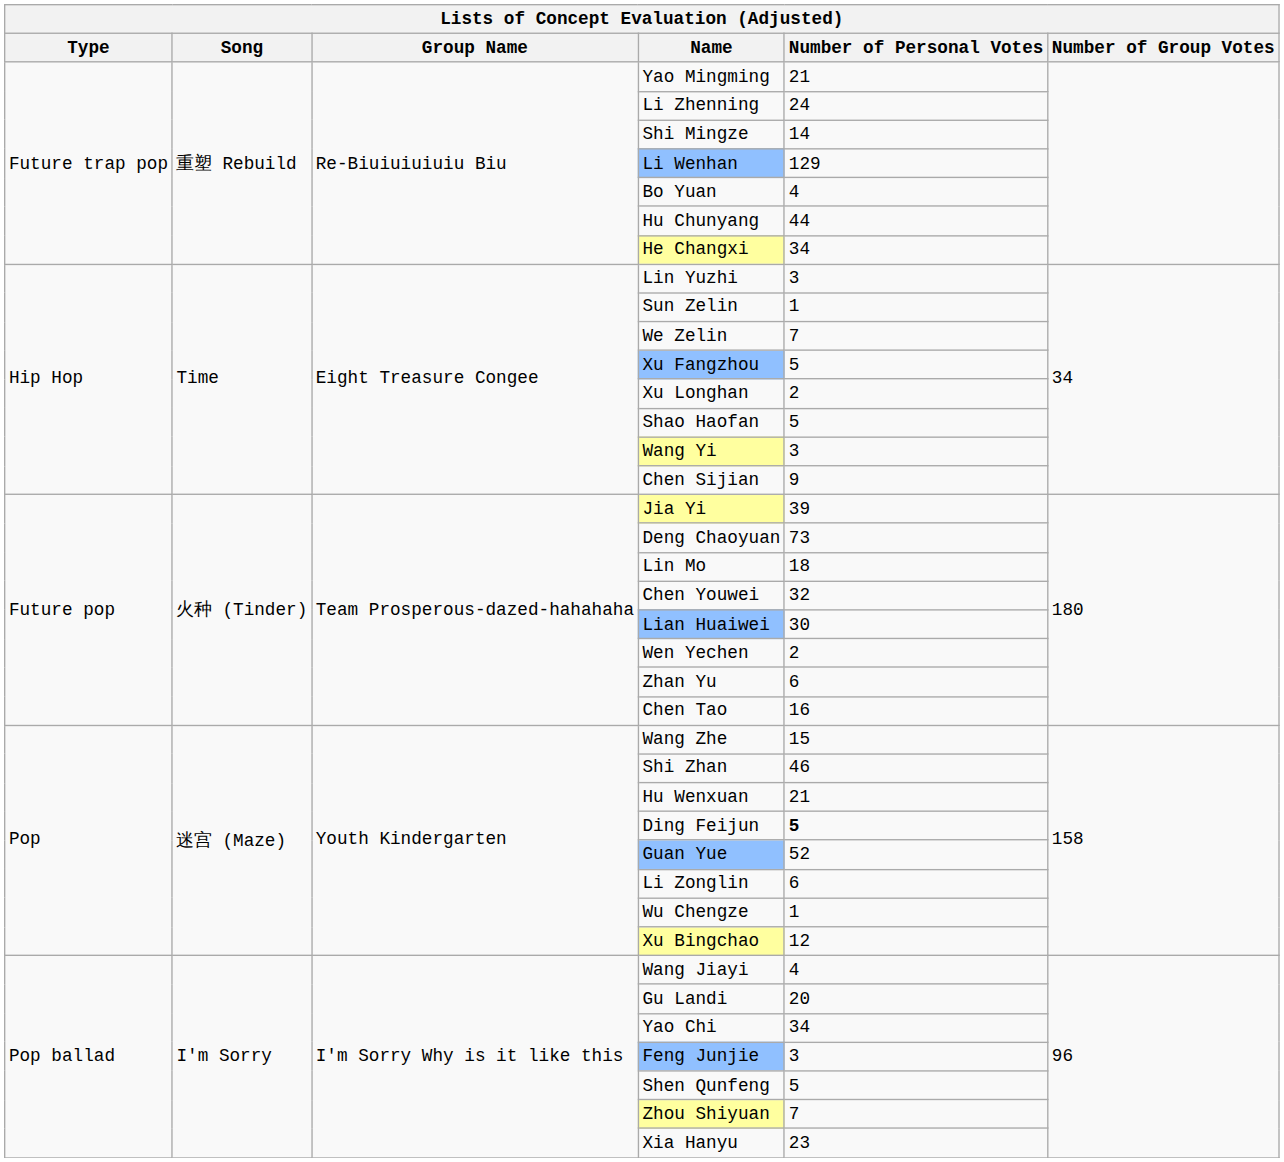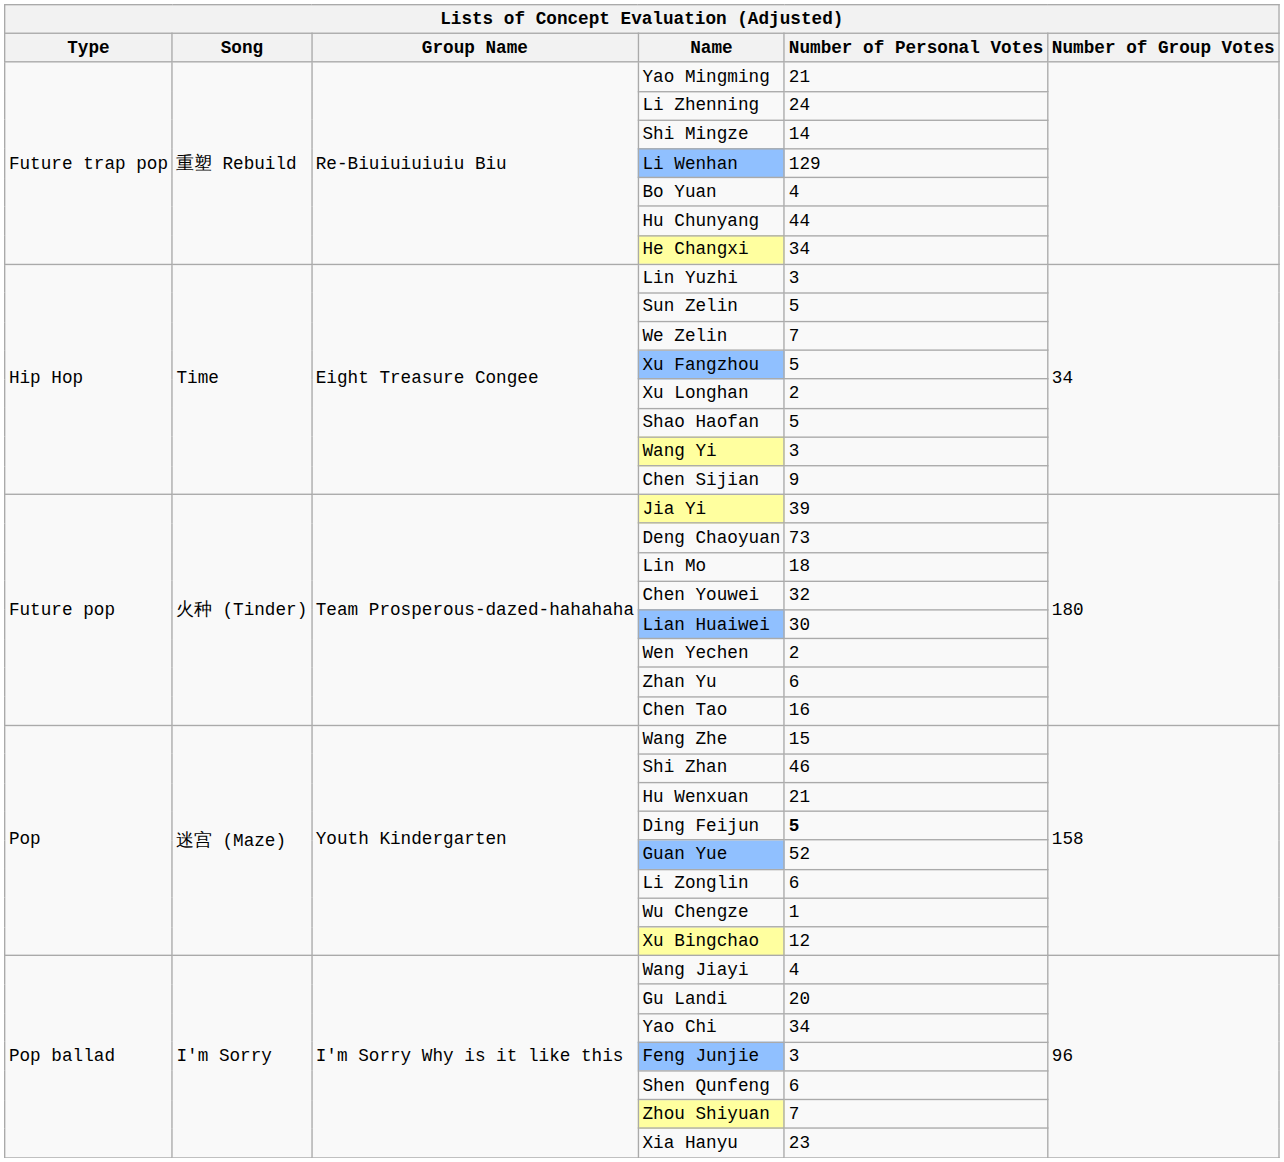(794, 307) 1 -> (794, 307) 5
(794, 1085) 5 -> (794, 1085) 6
